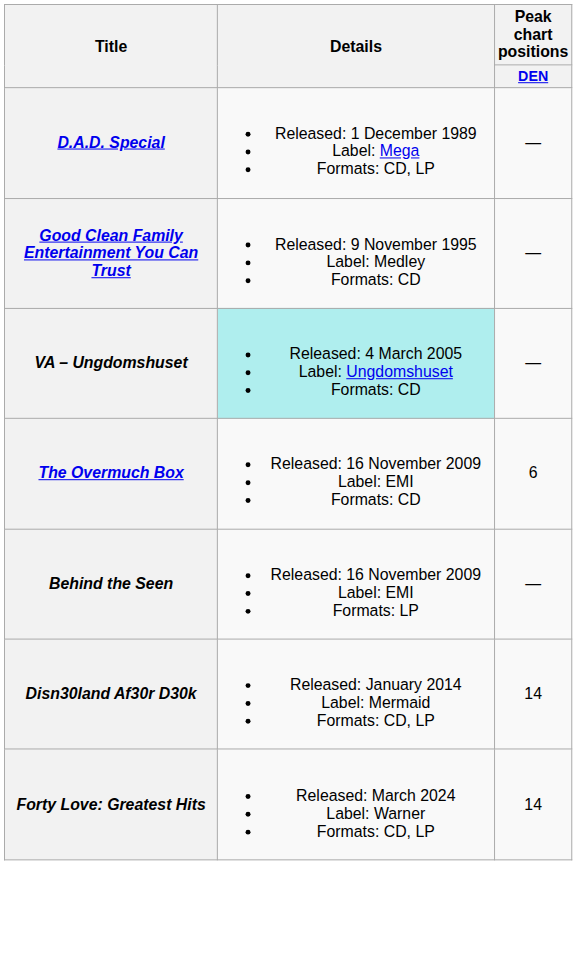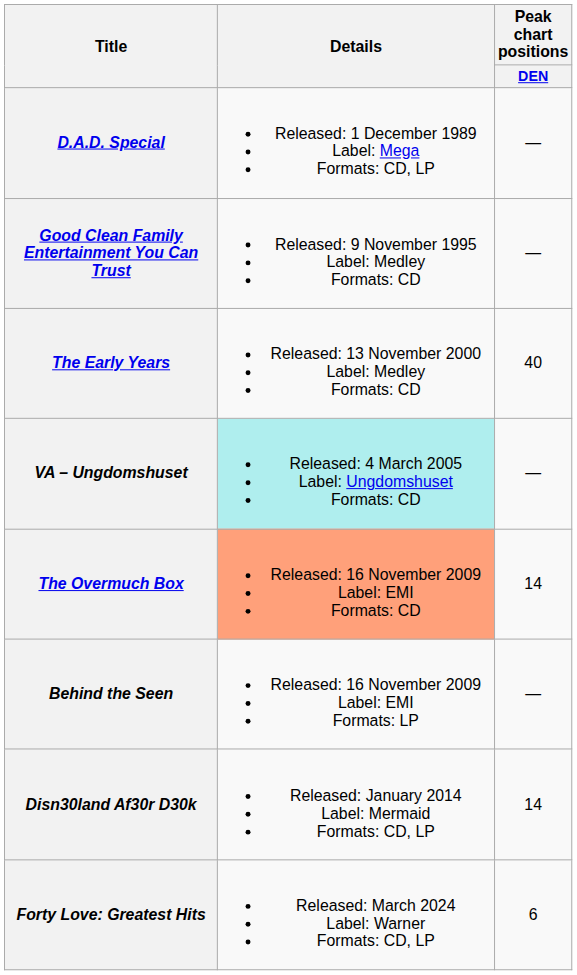+ row: (111, 363)
(356, 483) no background -> (356, 593) lightsalmon background
(533, 473) 6 -> (533, 583) 14
(533, 804) 14 -> (533, 914) 6
